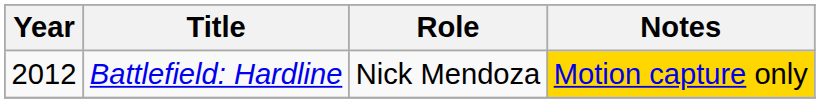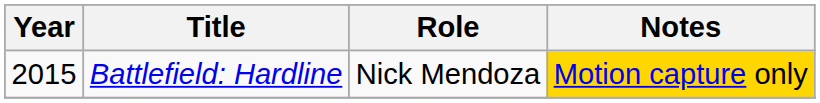(44, 73) 2012 -> (44, 73) 2015
